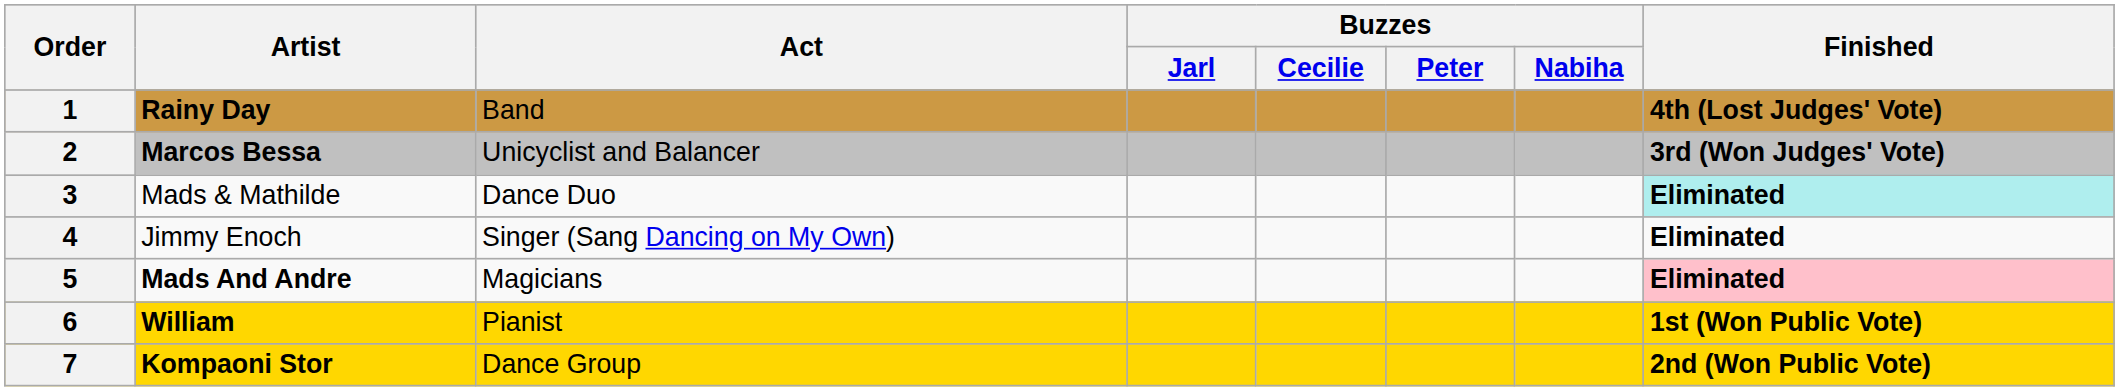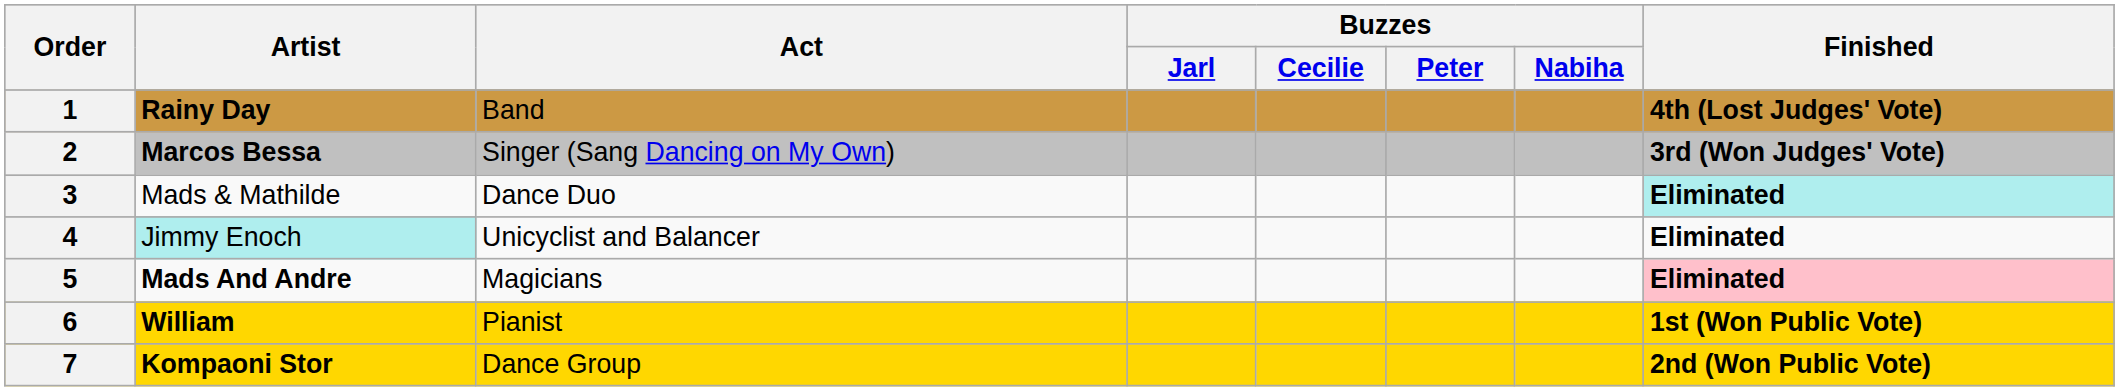(621, 152) Unicyclist and Balancer -> (689, 152) Singer (Sang Dancing on My Own)
(221, 237) no background -> (221, 237) paleturquoise background
(689, 237) Singer (Sang Dancing on My Own) -> (621, 237) Unicyclist and Balancer
